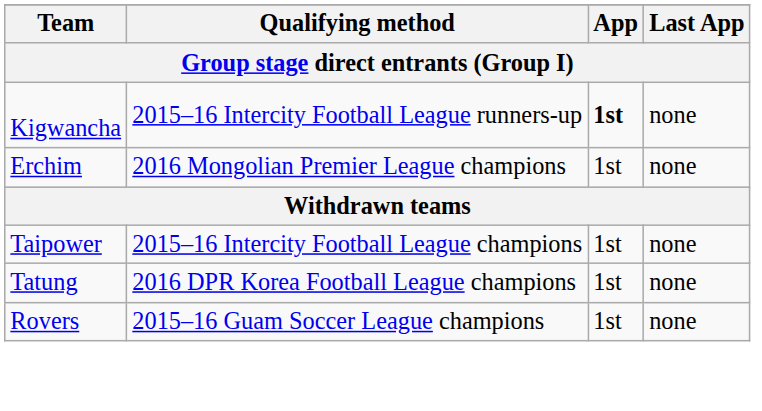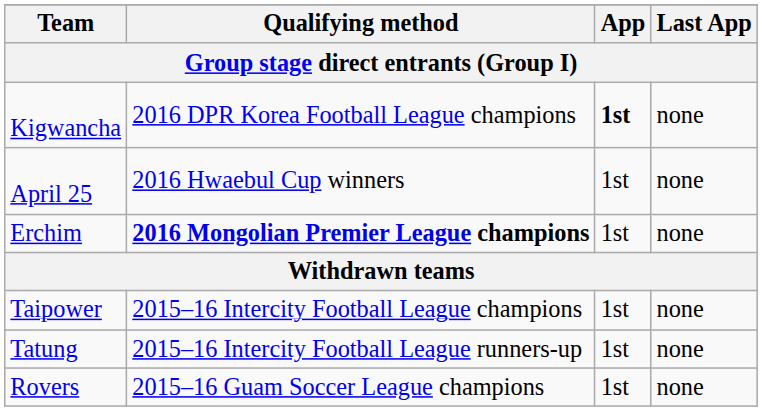(357, 114) 2015–16 Intercity Football League runners-up -> (354, 114) 2016 DPR Korea Football League champions
+ row: (51, 194)
(349, 166) normal -> (361, 232) bold
(354, 282) 2016 DPR Korea Football League champions -> (357, 348) 2015–16 Intercity Football League runners-up
